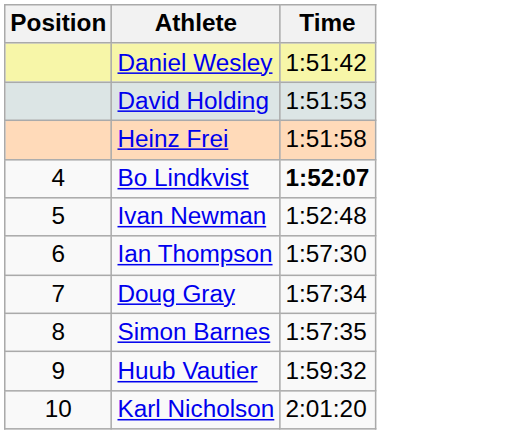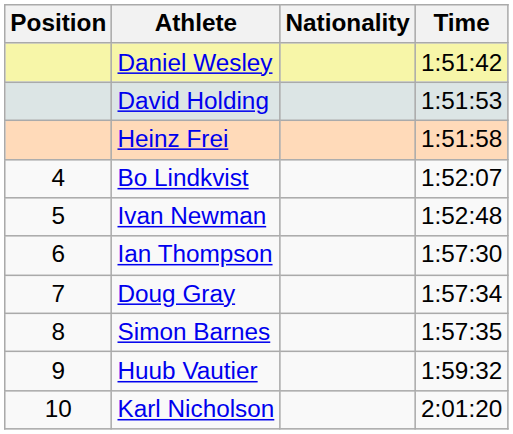+ column: (348, 23)
(327, 178) bold -> (462, 178) normal
